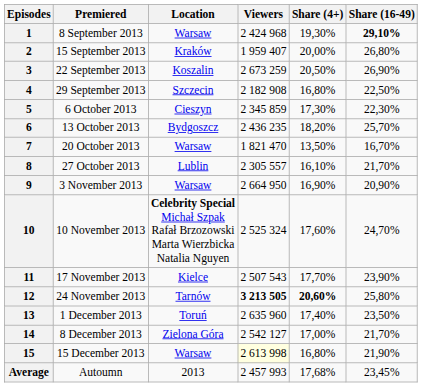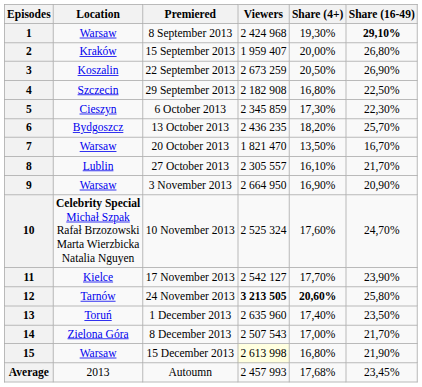columns swapped: (101, 14) <-> (193, 14)
(263, 277) 2 507 543 -> (263, 277) 2 542 127
(263, 334) 2 542 127 -> (263, 334) 2 507 543
